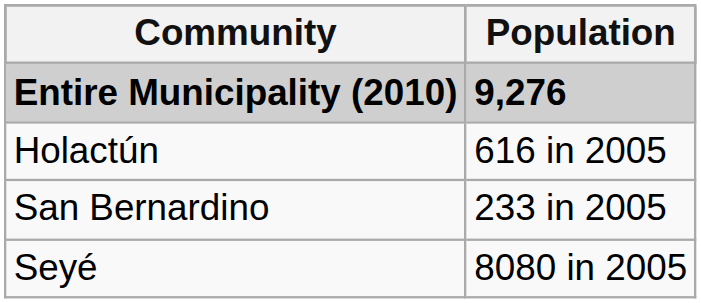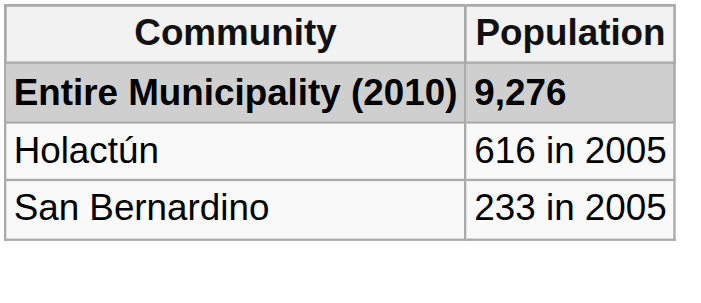- row: (56, 267)
